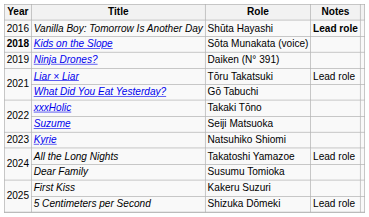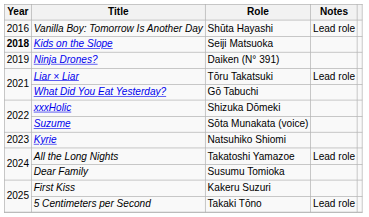(335, 28) bold -> (334, 28) normal
(258, 44) Sōta Munakata (voice) -> (240, 44) Seiji Matsuoka
(235, 108) Takaki Tōno -> (244, 108) Shizuka Dōmeki
(240, 124) Seiji Matsuoka -> (258, 124) Sōta Munakata (voice)
(244, 204) Shizuka Dōmeki -> (235, 204) Takaki Tōno
